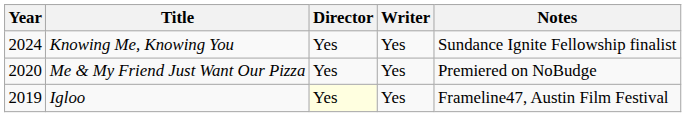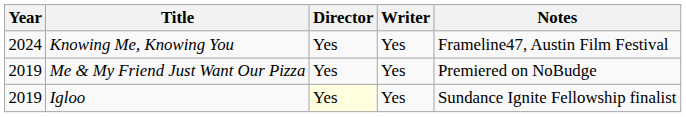(557, 44) Sundance Ignite Fellowship finalist -> (553, 44) Frameline47, Austin Film Festival
(25, 71) 2020 -> (25, 71) 2019
(553, 97) Frameline47, Austin Film Festival -> (557, 97) Sundance Ignite Fellowship finalist
